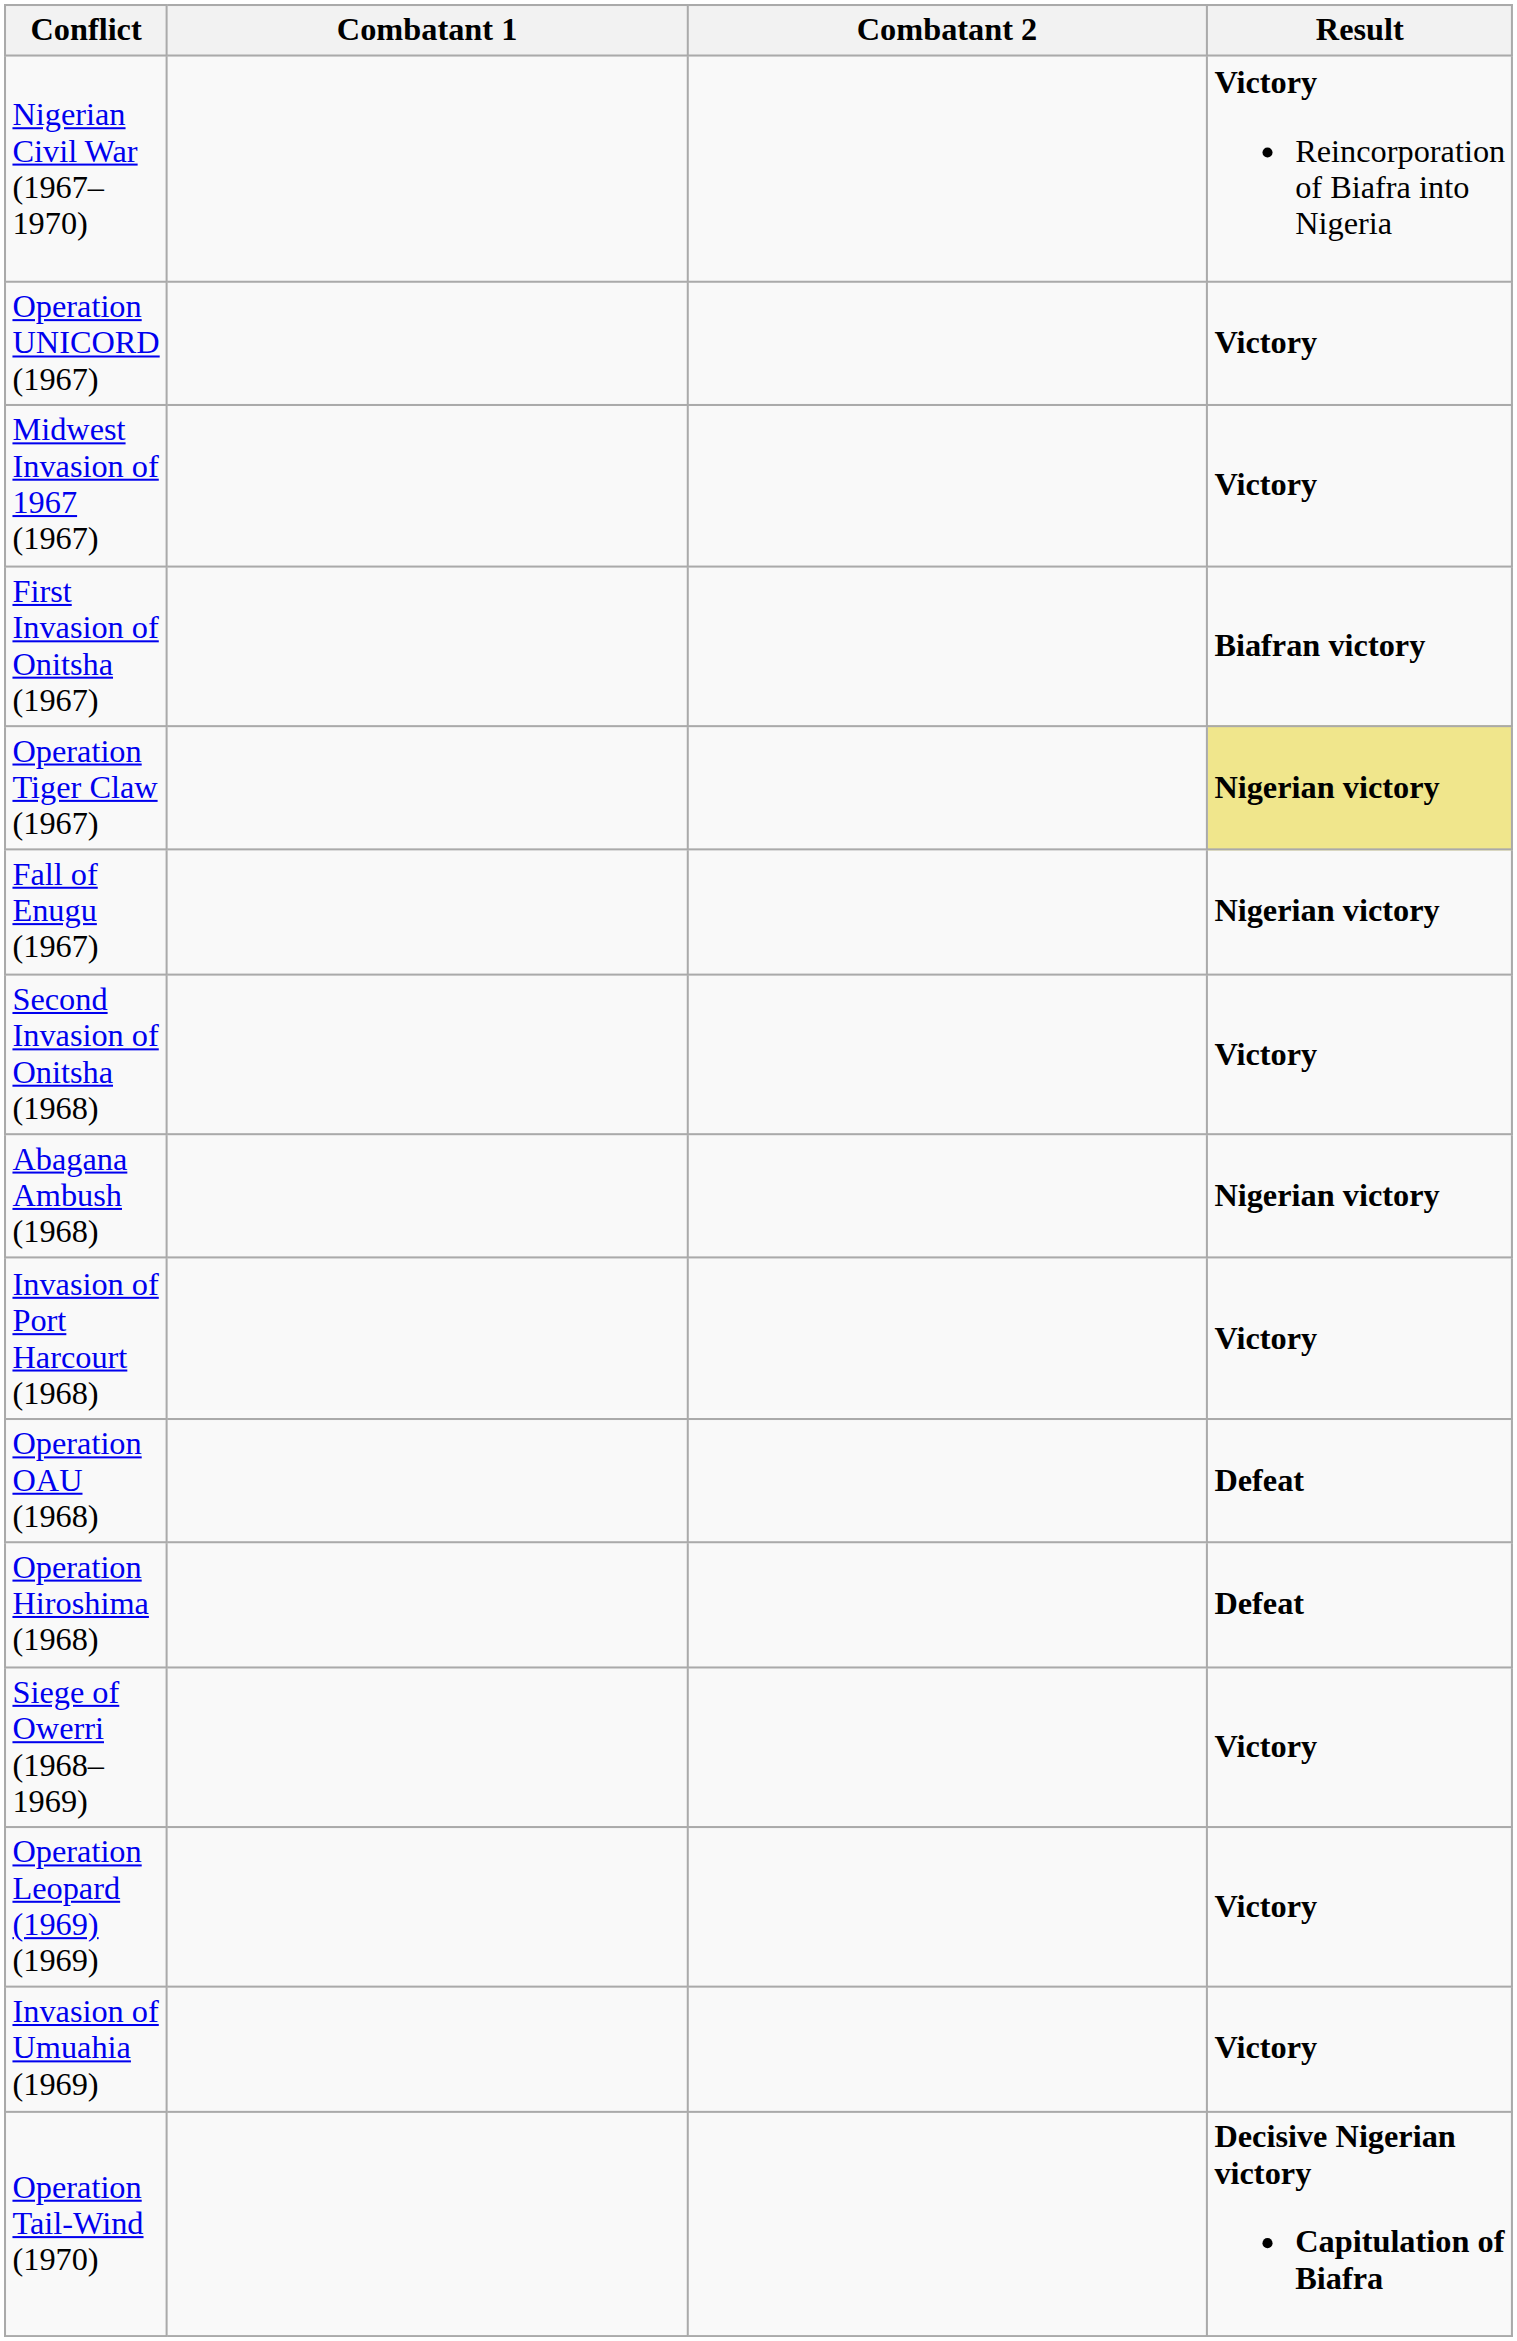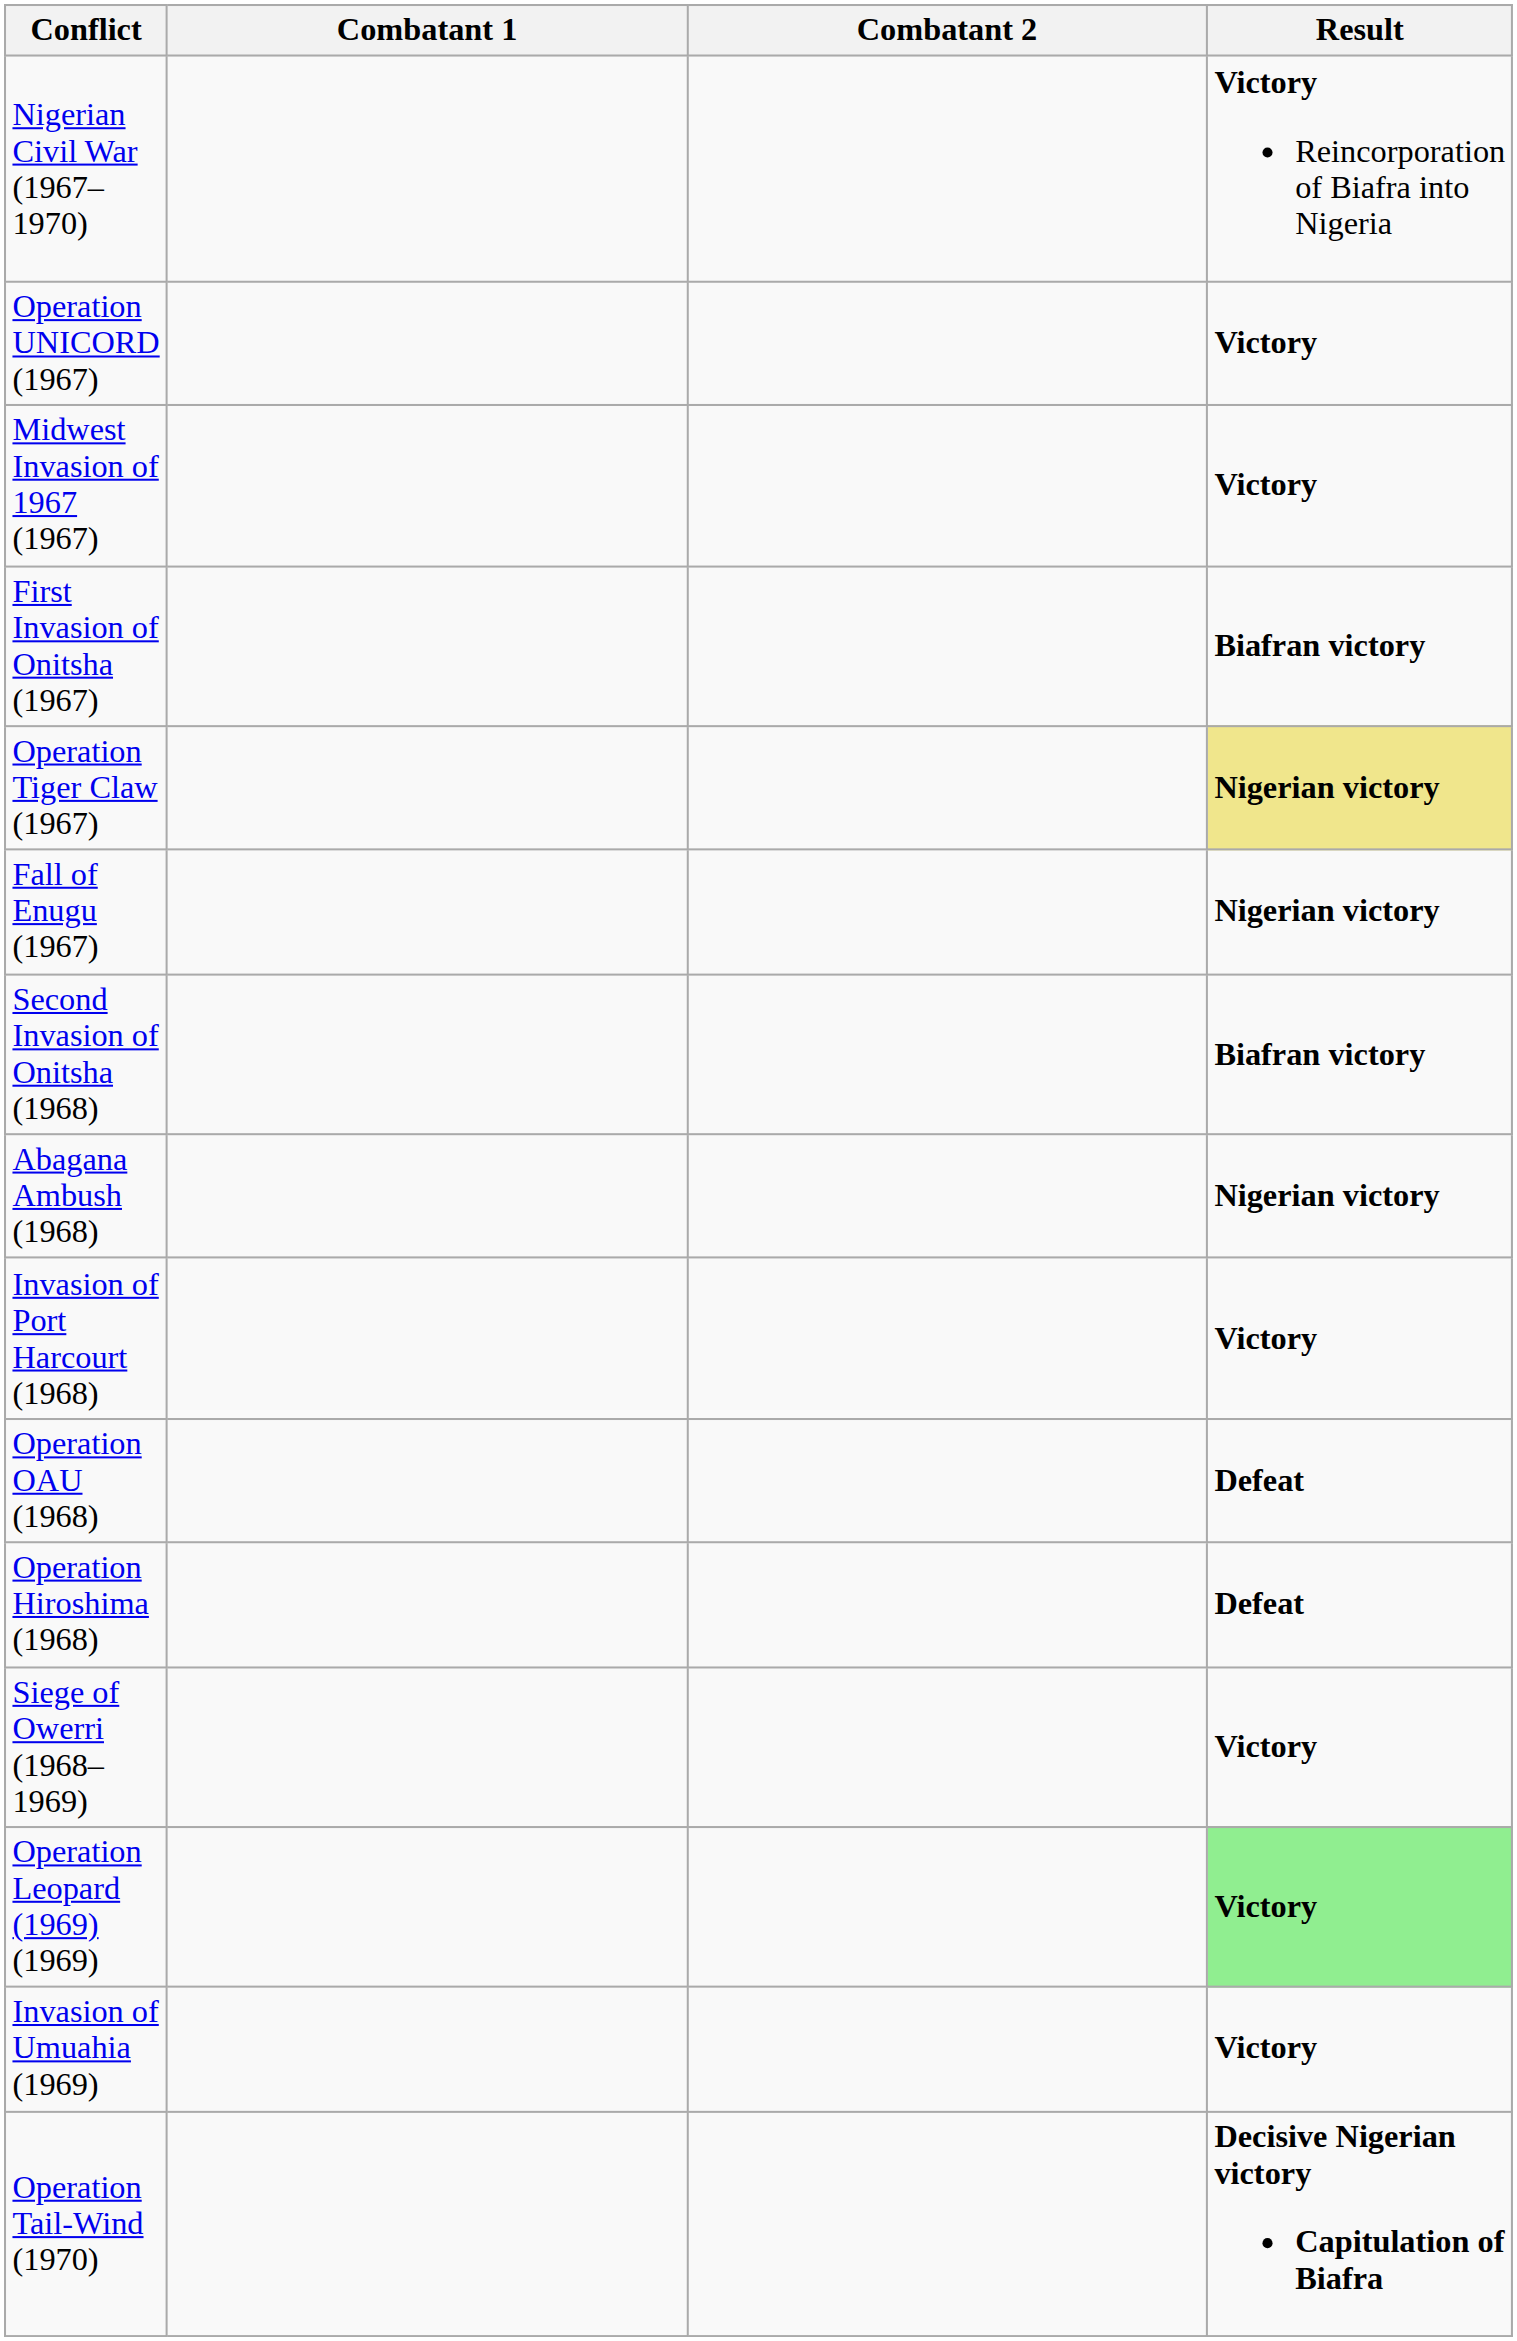(1266, 1053) Victory -> (1320, 1053) Biafran victory
(1266, 1906) no background -> (1266, 1906) lightgreen background
